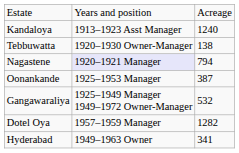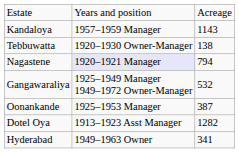(128, 29) 1913–1923 Asst Manager -> (118, 29) 1957–1959 Manager
(208, 29) 1240 -> (207, 29) 1143
rows swapped: (33, 78) <-> (38, 101)
(118, 123) 1957–1959 Manager -> (128, 123) 1913–1923 Asst Manager
